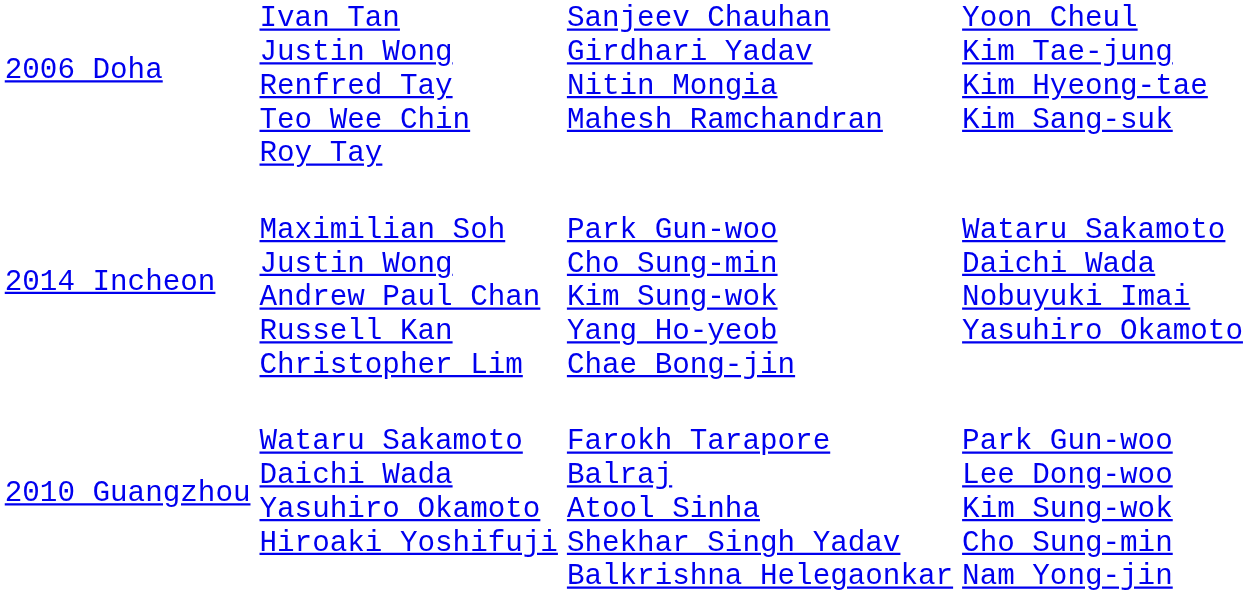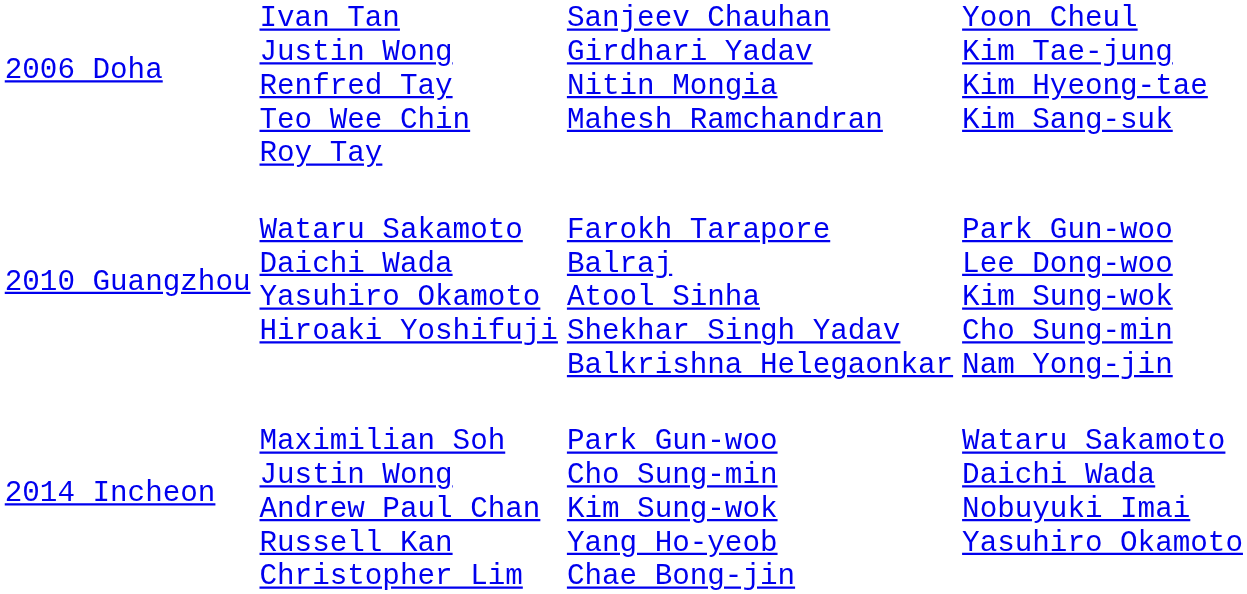rows swapped: (128, 492) <-> (110, 280)
